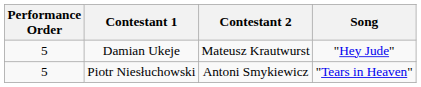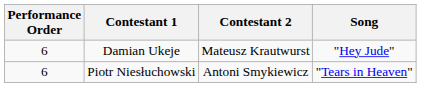(44, 51) 5 -> (44, 51) 6
(44, 72) 5 -> (44, 72) 6
